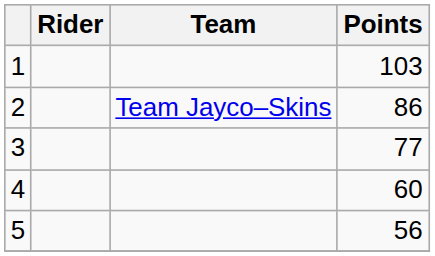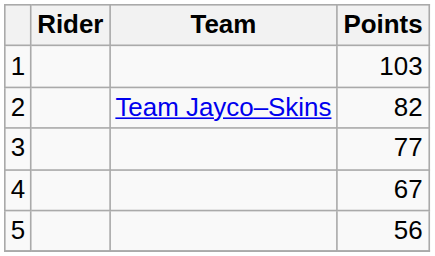(408, 107) 86 -> (408, 107) 82
(408, 189) 60 -> (408, 189) 67
